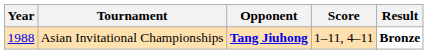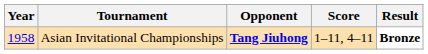(21, 38) 1988 -> (21, 38) 1958
